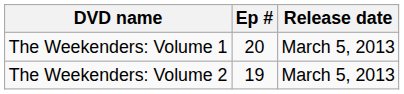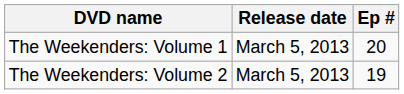columns swapped: (254, 18) <-> (338, 18)
